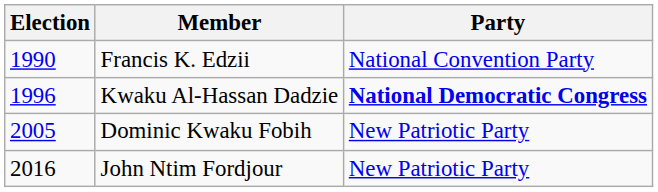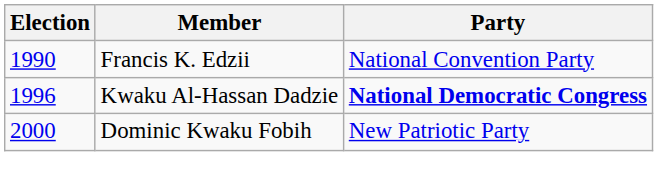(33, 131) 2005 -> (33, 131) 2000
- row: (192, 167)
